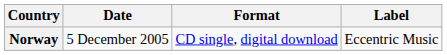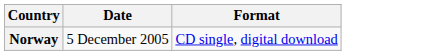- column: (391, 15)
